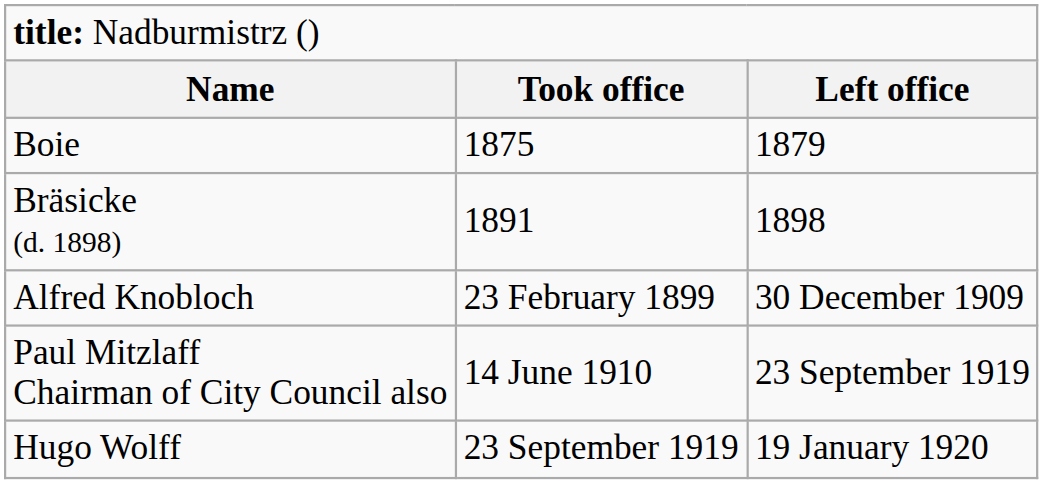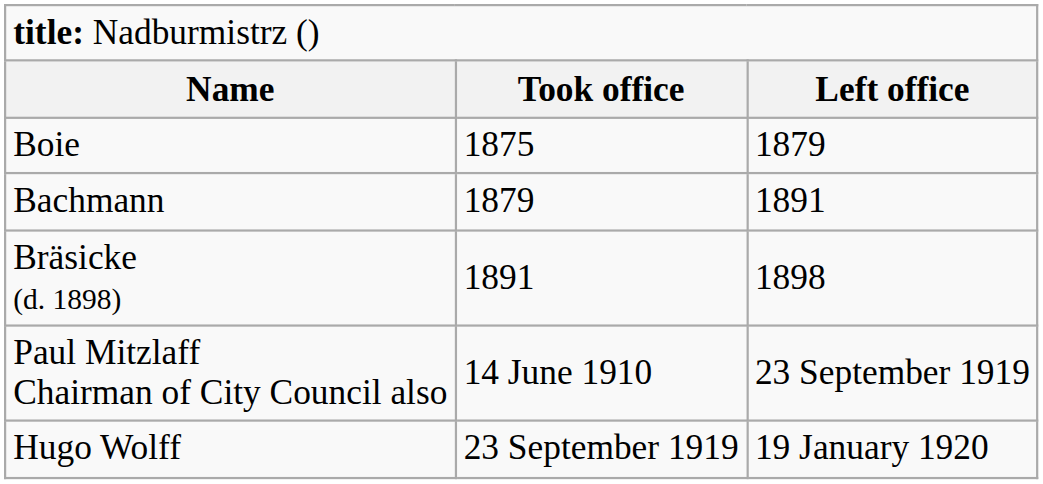+ row: (89, 200)
- row: (134, 296)
